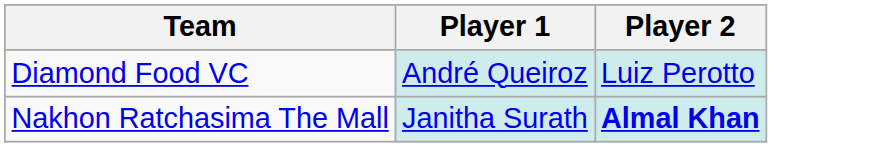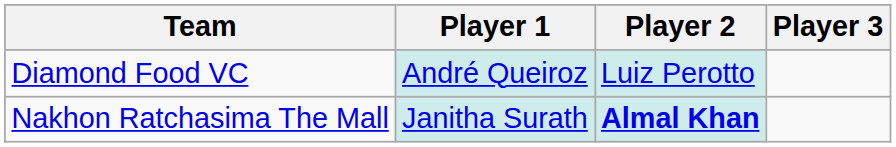+ column: (828, 27)
